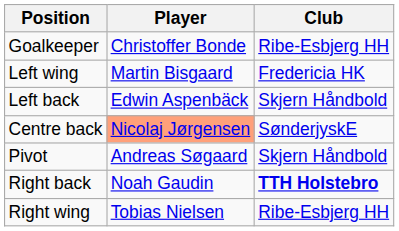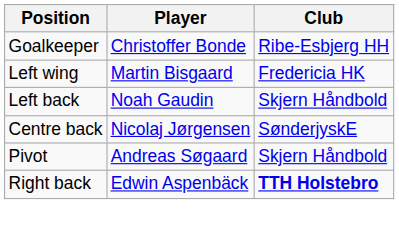(179, 101) Edwin Aspenbäck -> (162, 101) Noah Gaudin
(180, 128) lightsalmon background -> (180, 128) no background
(162, 184) Noah Gaudin -> (179, 184) Edwin Aspenbäck
- row: (49, 211)
